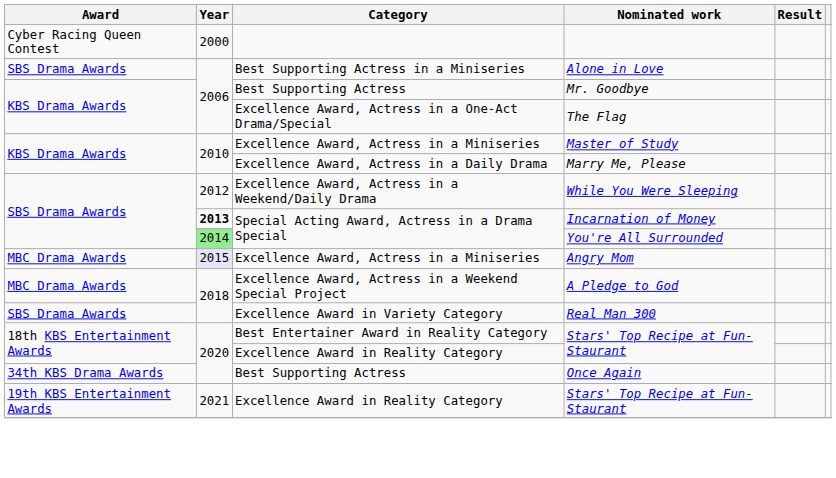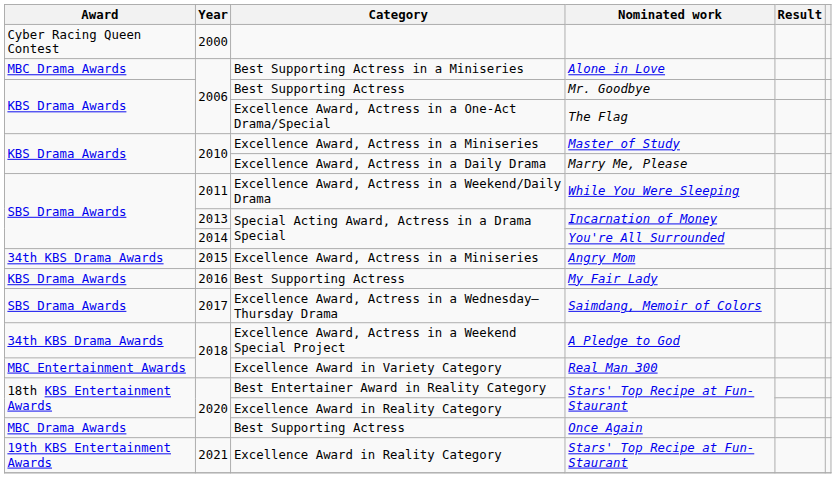(67, 69) SBS Drama Awards -> (67, 69) MBC Drama Awards
(214, 191) 2012 -> (213, 191) 2011
(214, 218) bold -> (213, 218) normal
(214, 238) lightgreen background -> (213, 238) no background
(67, 259) MBC Drama Awards -> (85, 259) 34th KBS Drama Awards
(214, 259) lavender background -> (213, 259) no background
+ row: (319, 279)
+ row: (386, 306)
(67, 286) MBC Drama Awards -> (85, 340) 34th KBS Drama Awards
(67, 313) SBS Drama Awards -> (97, 368) MBC Entertainment Awards
(85, 373) 34th KBS Drama Awards -> (67, 428) MBC Drama Awards
